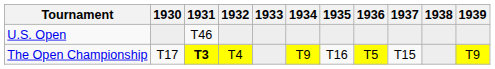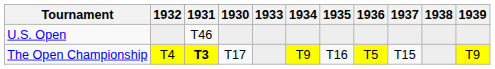columns swapped: (167, 15) <-> (235, 15)
